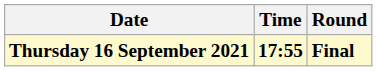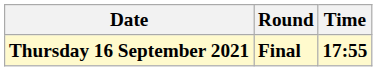columns swapped: (280, 19) <-> (339, 19)
